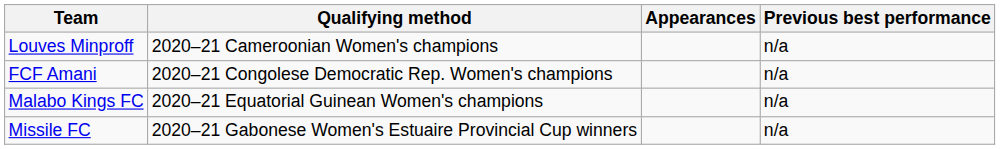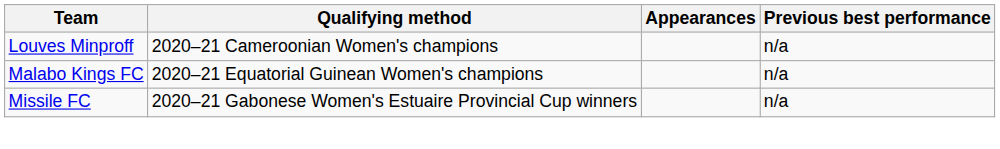- row: (53, 74)
